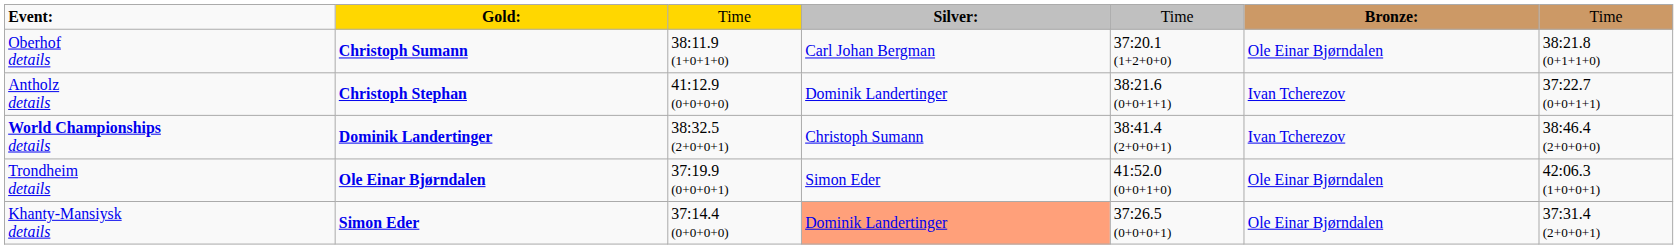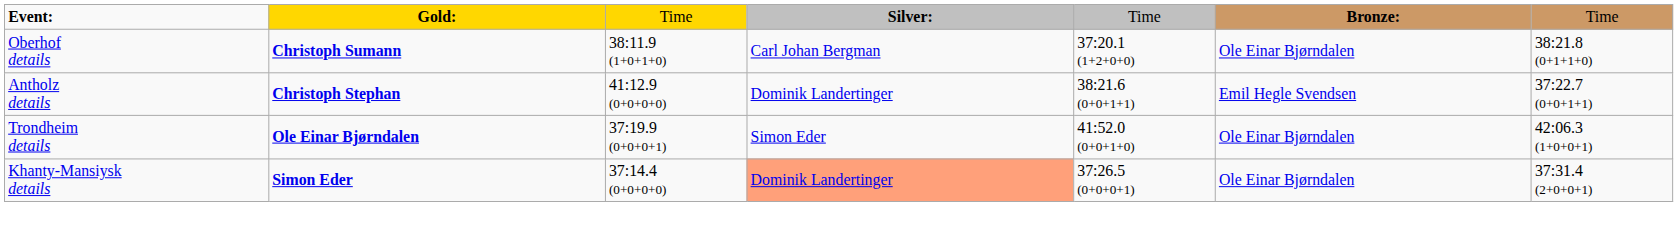(1296, 94) Ivan Tcherezov -> (1288, 94) Emil Hegle Svendsen
- row: (85, 136)
